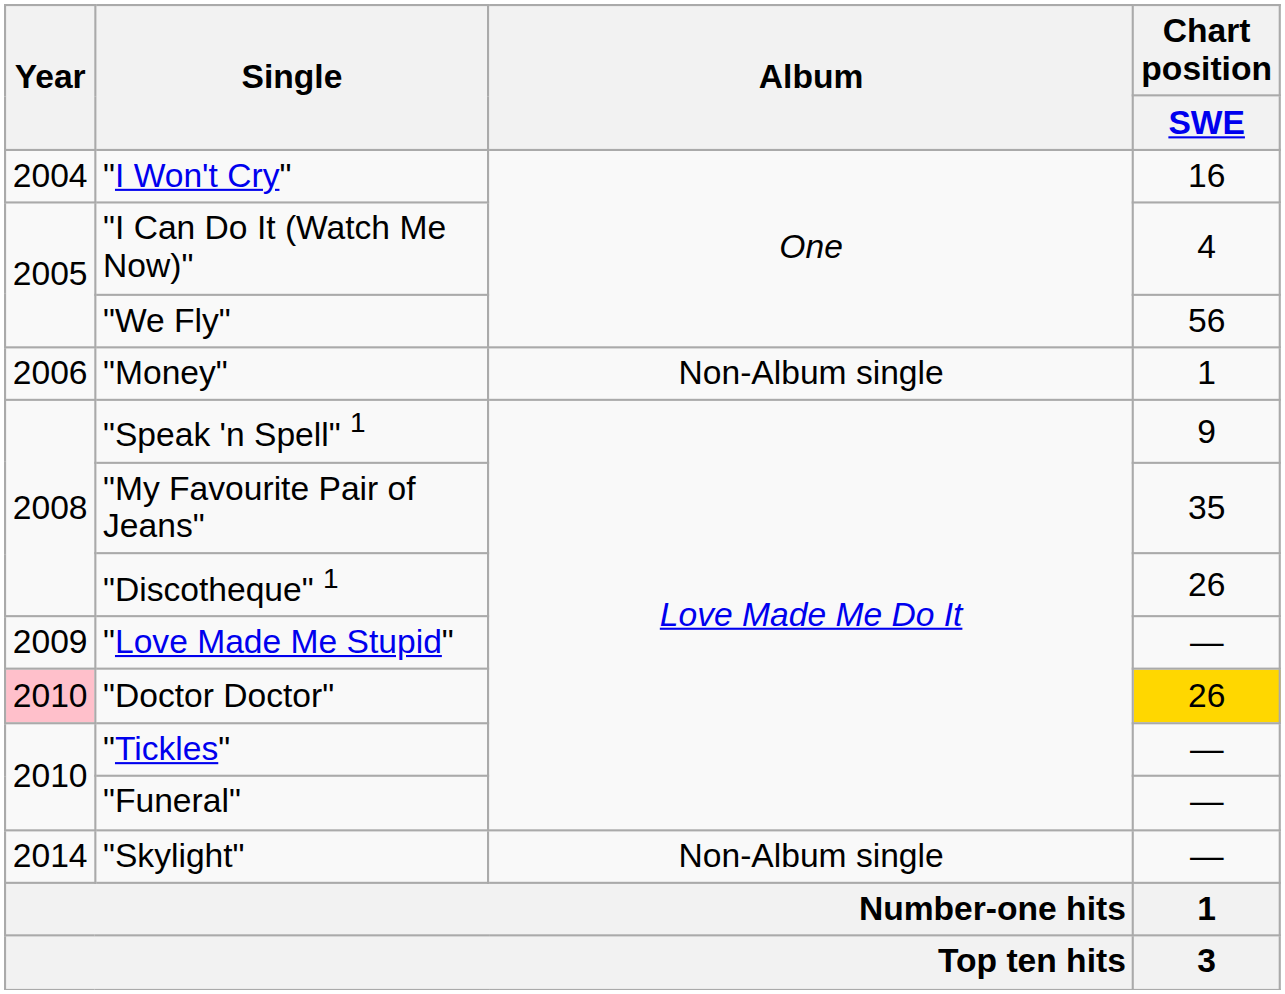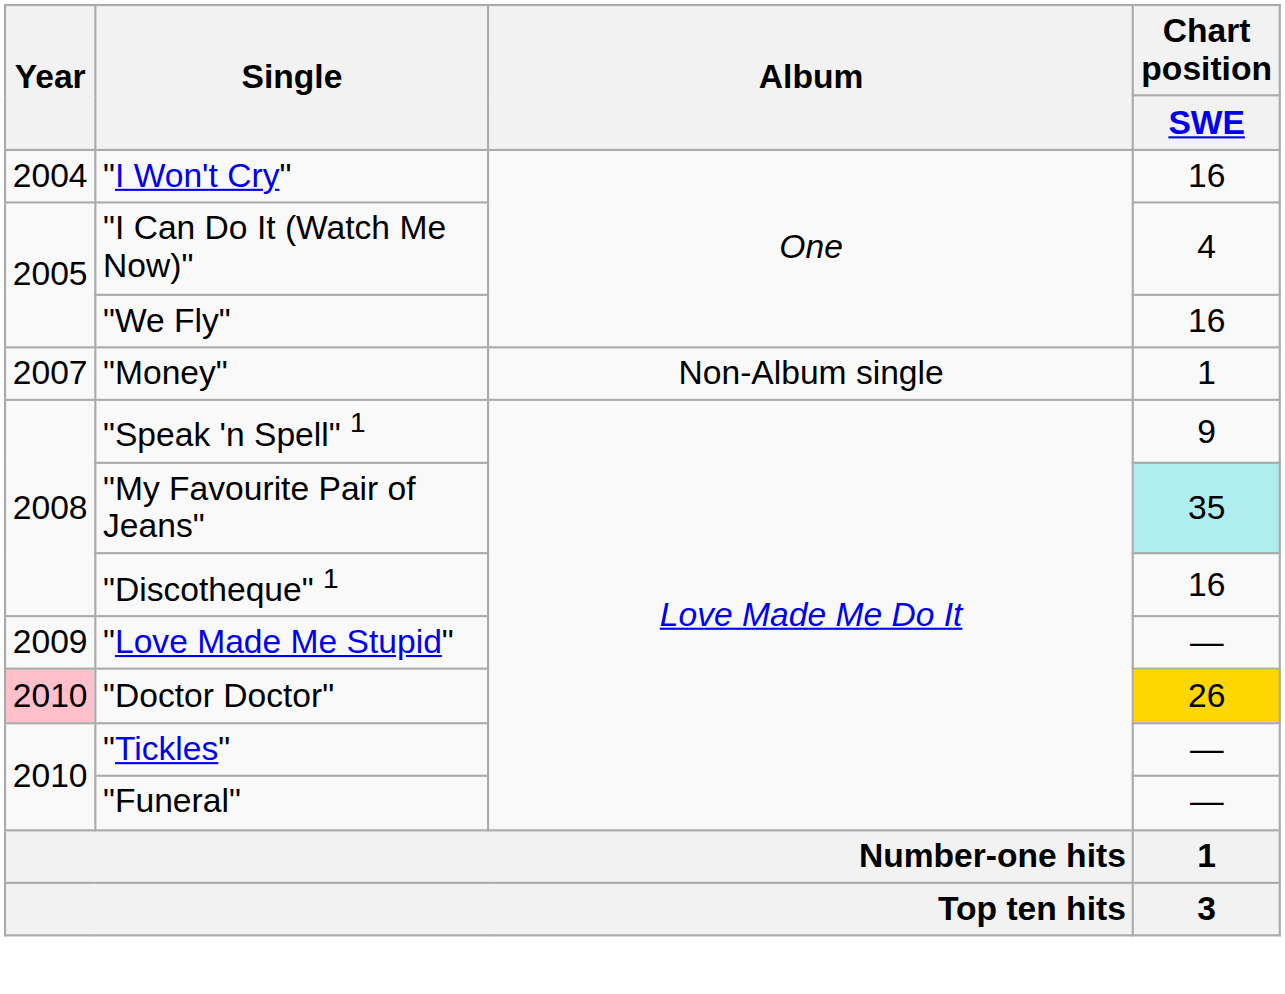(1207, 319) 56 -> (1207, 319) 16
(50, 373) 2006 -> (50, 373) 2007
(1207, 507) no background -> (1207, 507) paleturquoise background
(1207, 584) 26 -> (1207, 584) 16
- row: (174, 855)
